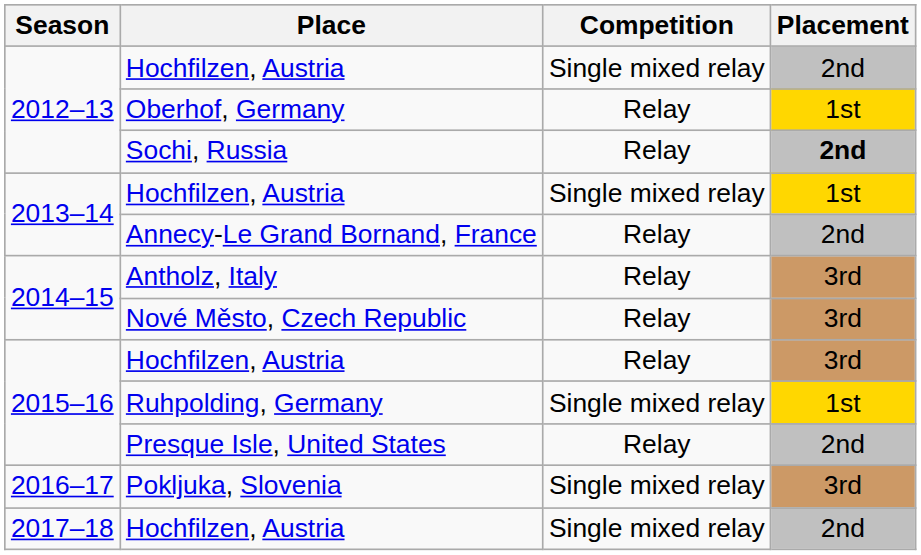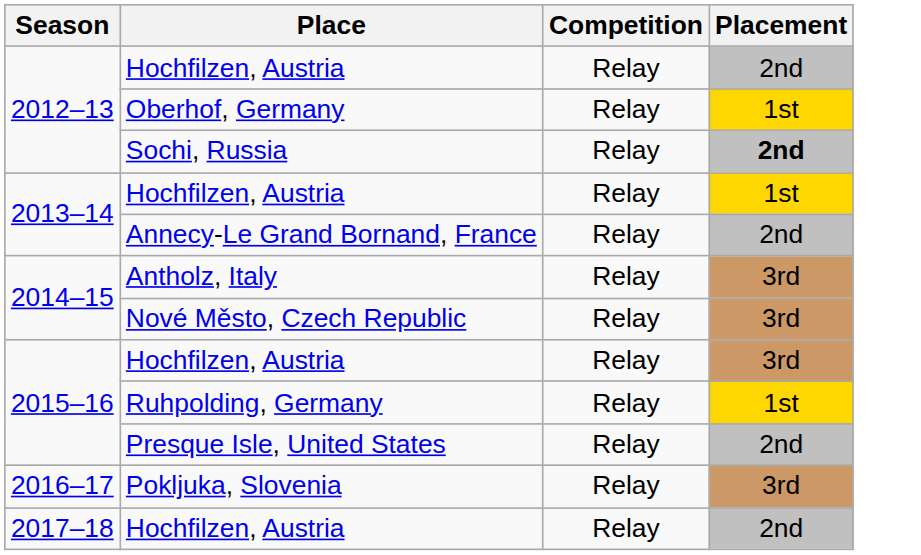(657, 67) Single mixed relay -> (626, 67) Relay
(657, 192) Single mixed relay -> (626, 192) Relay
(657, 402) Single mixed relay -> (626, 402) Relay
(657, 485) Single mixed relay -> (626, 485) Relay
(657, 527) Single mixed relay -> (626, 527) Relay
